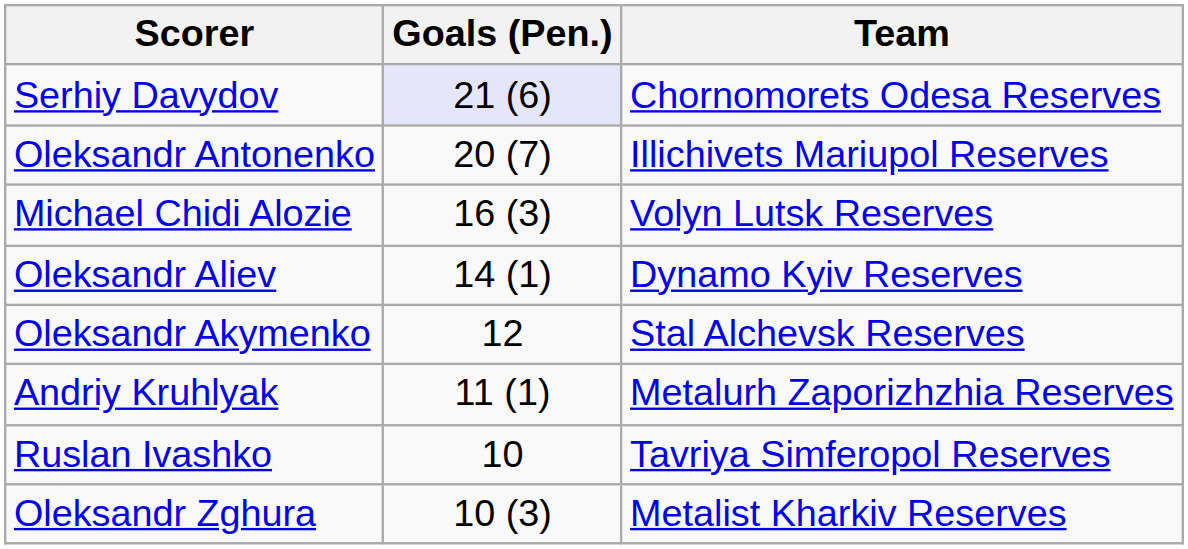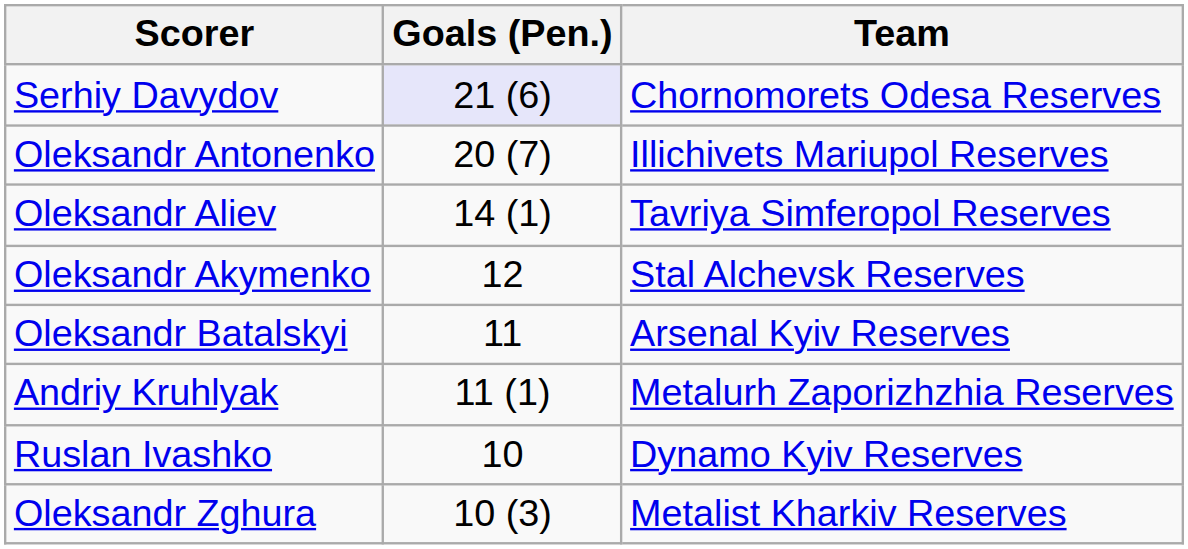- row: (183, 214)
(826, 273) Dynamo Kyiv Reserves -> (870, 214) Tavriya Simferopol Reserves
+ row: (181, 333)
(870, 453) Tavriya Simferopol Reserves -> (826, 453) Dynamo Kyiv Reserves
